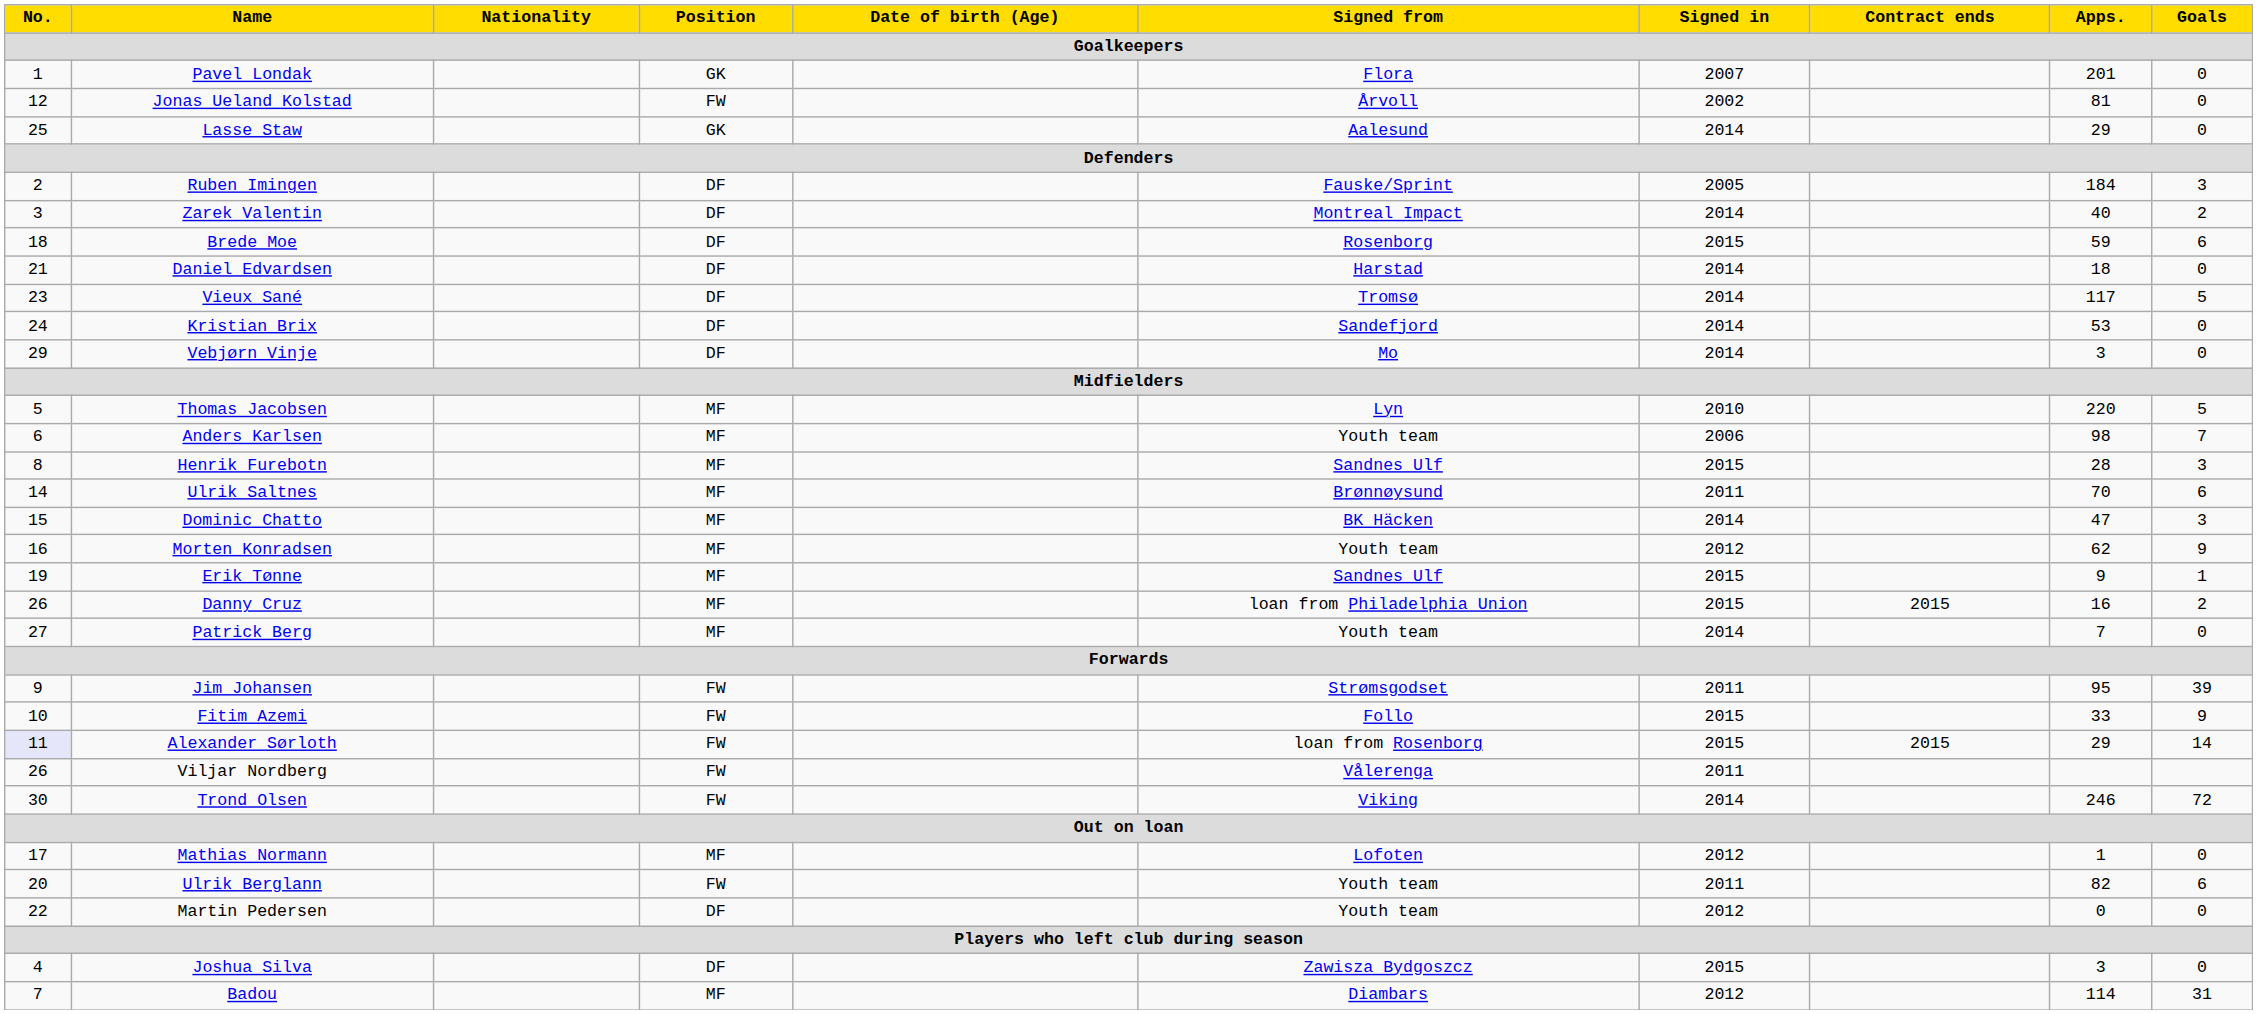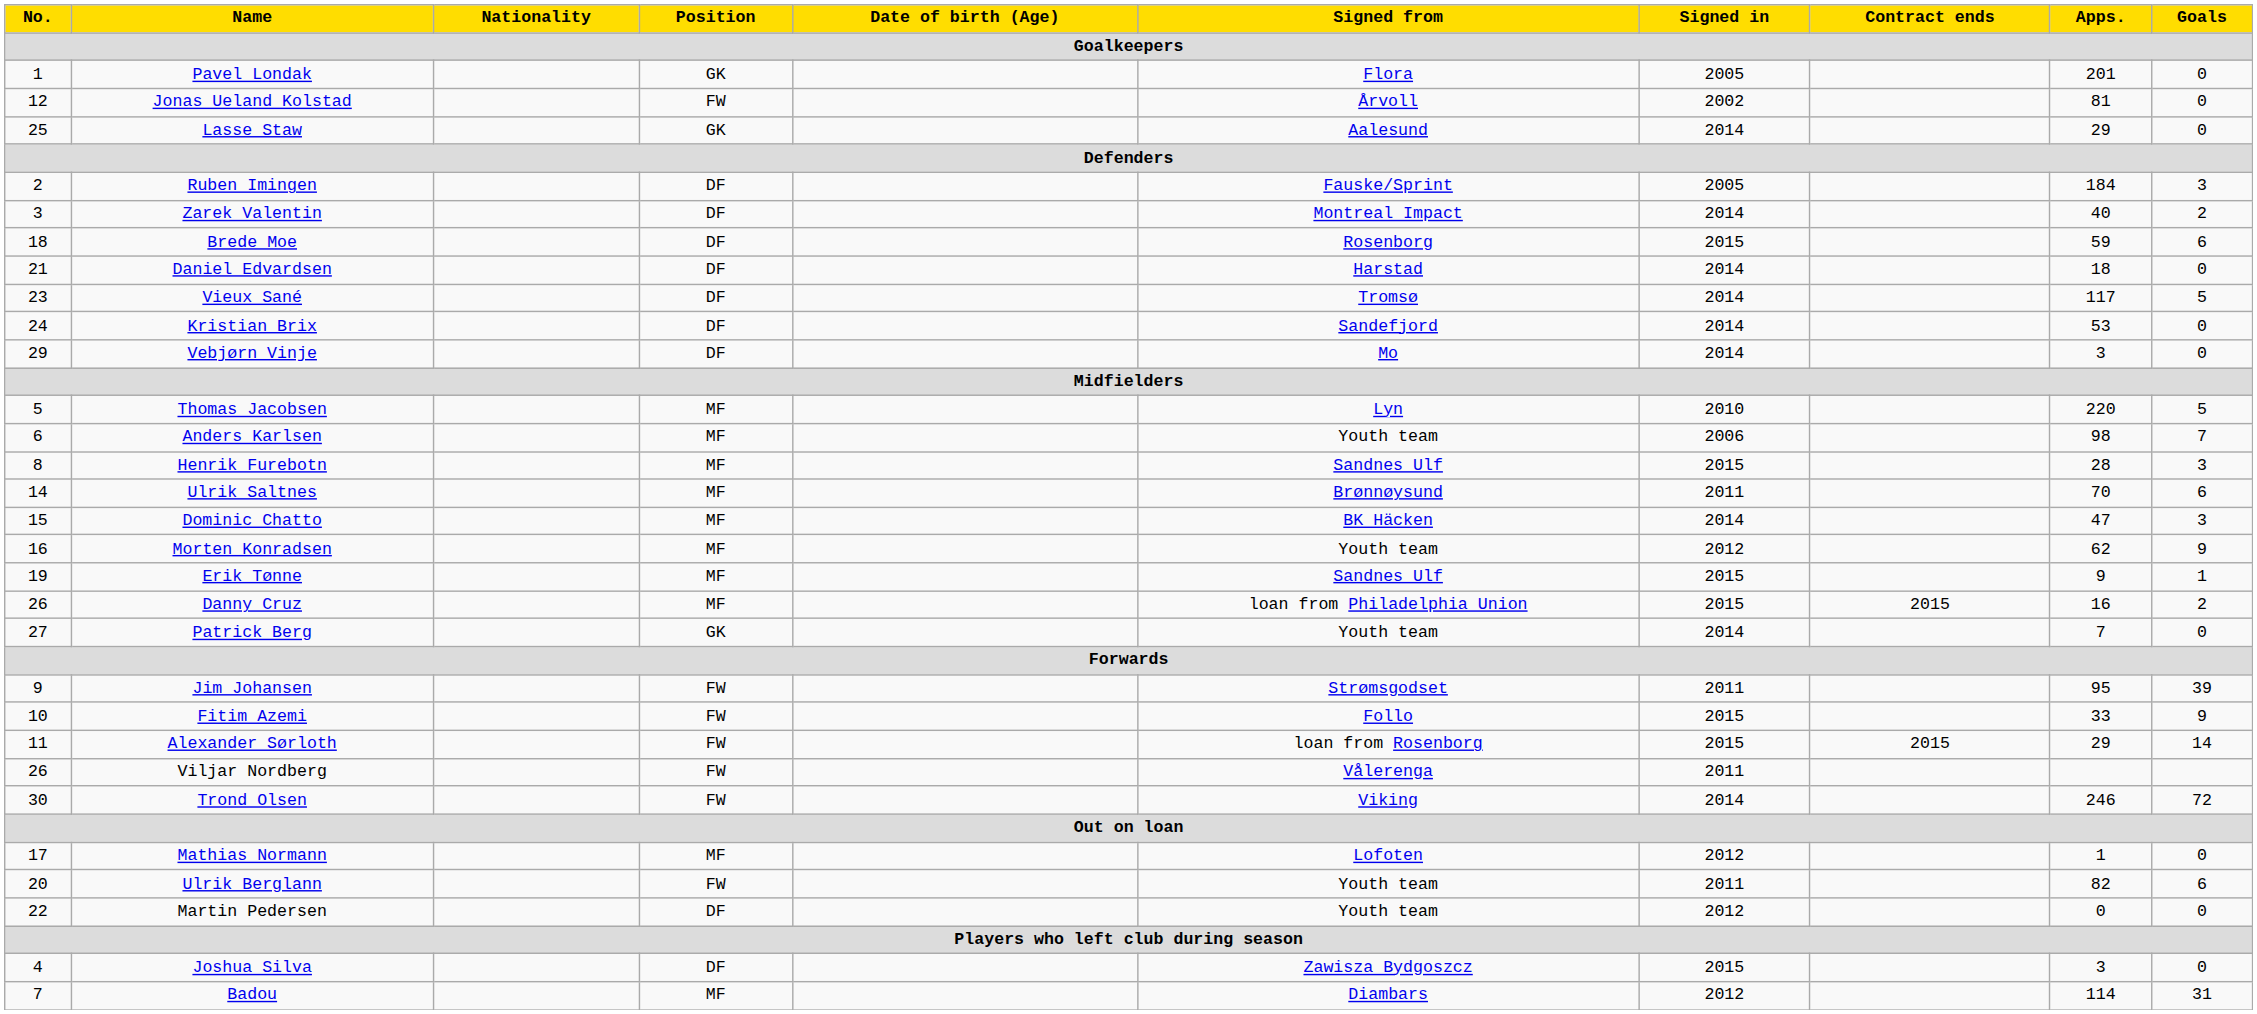(1724, 74) 2007 -> (1724, 74) 2005
(716, 632) MF -> (716, 632) GK
(38, 744) lavender background -> (38, 744) no background
